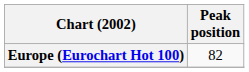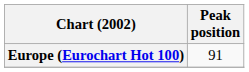(215, 55) 82 -> (215, 55) 91
